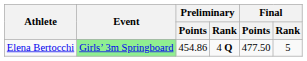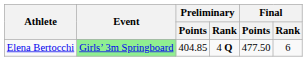(193, 48) 454.86 -> (193, 48) 404.85
(288, 48) 5 -> (288, 48) 6
